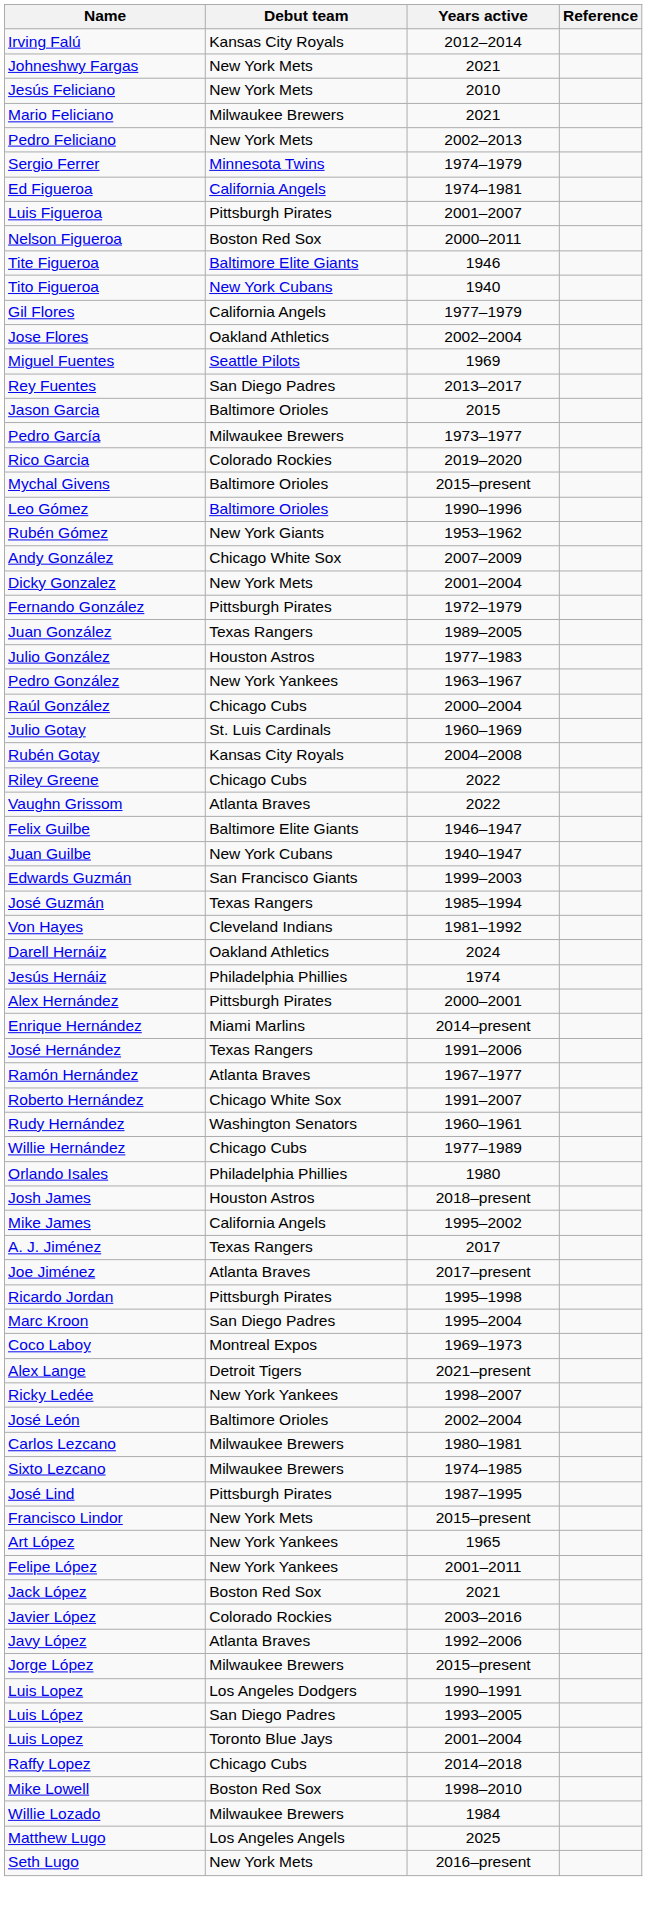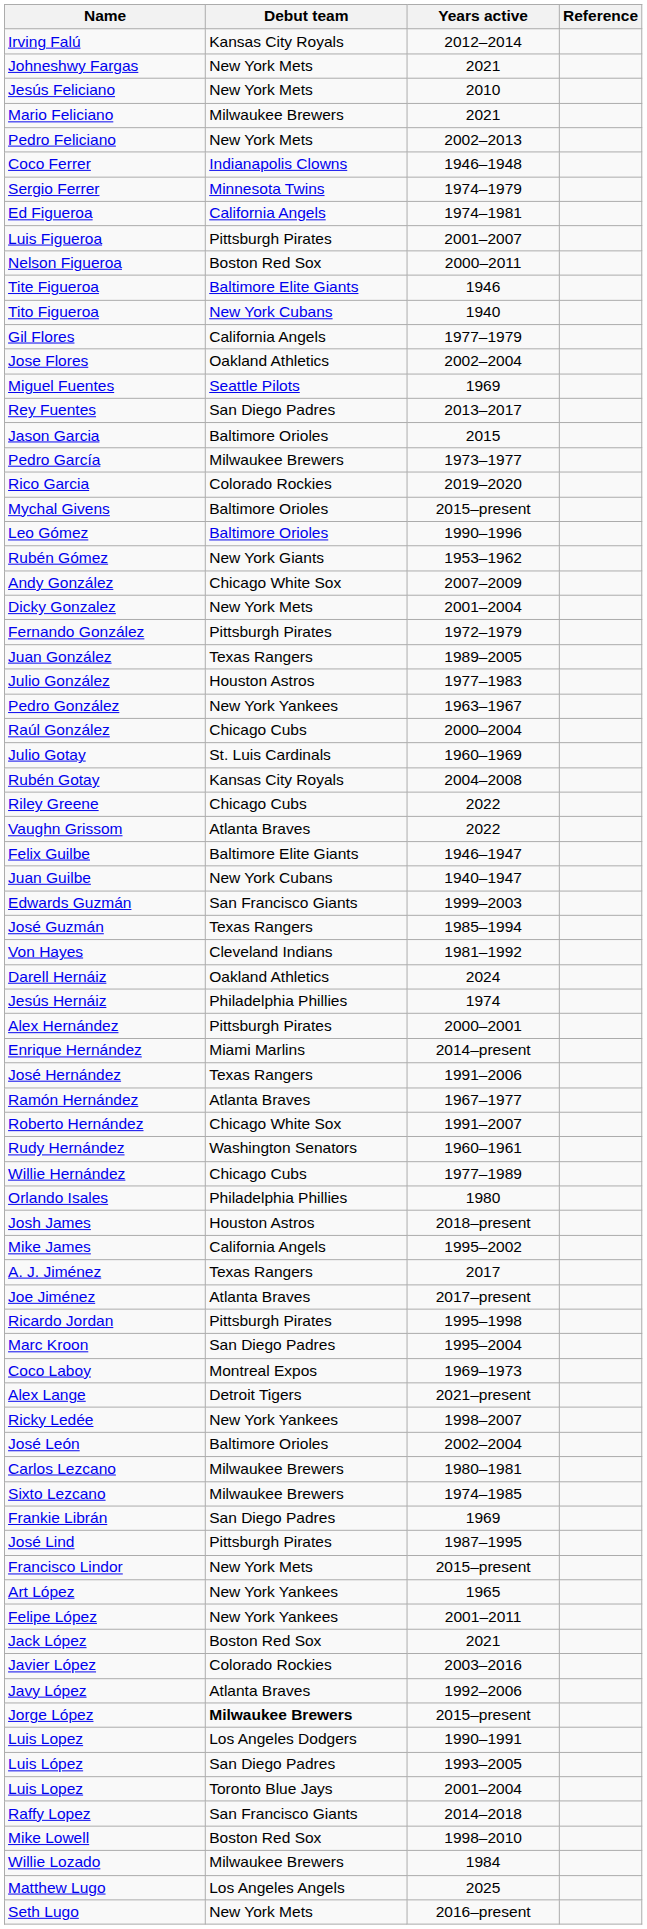+ row: (49, 164)
+ row: (58, 1518)
(276, 1665) normal -> (281, 1715) bold
(258, 1764) Chicago Cubs -> (283, 1813) San Francisco Giants
